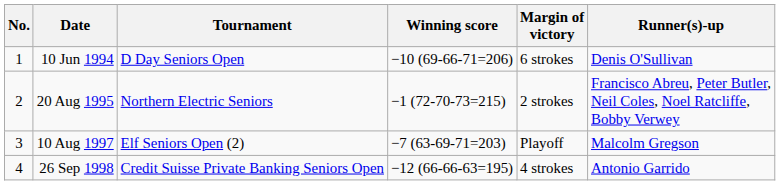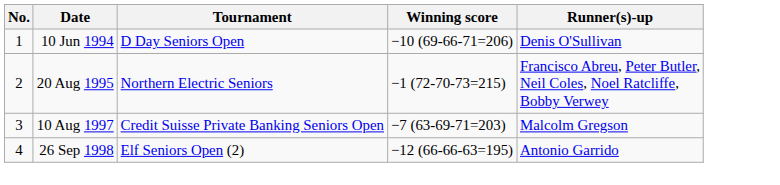- column: (552, 25)
(182, 143) Elf Seniors Open (2) -> (252, 125) Credit Suisse Private Banking Seniors Open
(252, 168) Credit Suisse Private Banking Seniors Open -> (182, 150) Elf Seniors Open (2)
